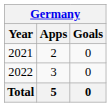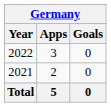rows swapped: (21, 53) <-> (21, 72)
